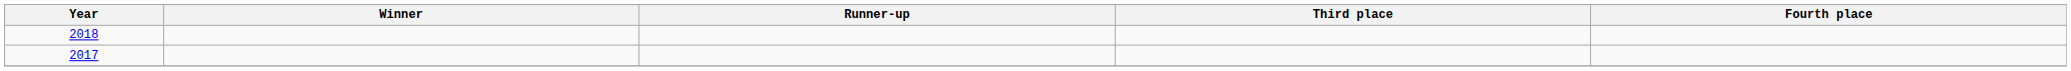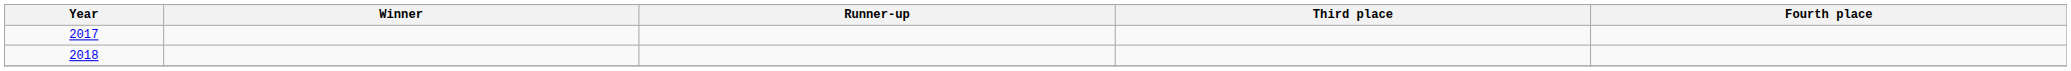rows swapped: (84, 55) <-> (84, 35)
